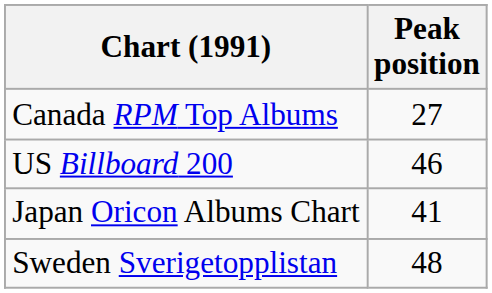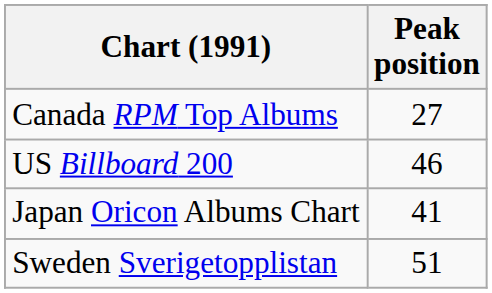(427, 262) 48 -> (427, 262) 51
